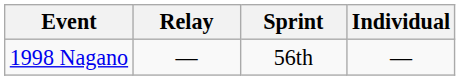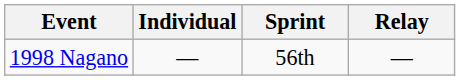columns swapped: (401, 22) <-> (187, 22)
